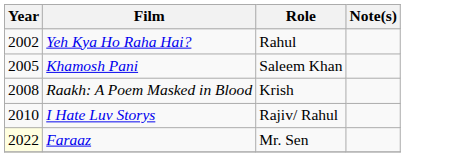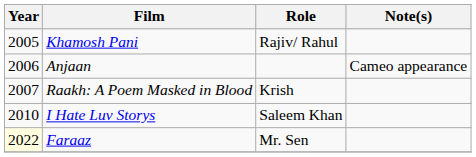- row: (119, 41)
(301, 66) Saleem Khan -> (299, 41) Rajiv/ Rahul
+ row: (69, 66)
(24, 90) 2008 -> (24, 90) 2007
(299, 115) Rajiv/ Rahul -> (301, 115) Saleem Khan
